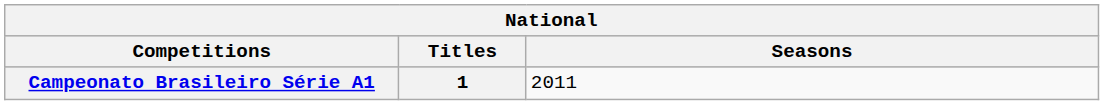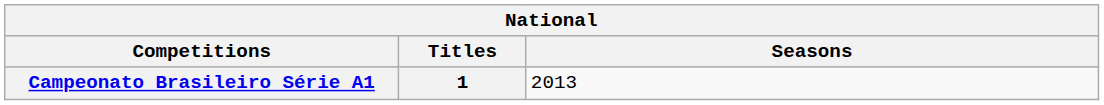(554, 83) 2011 -> (554, 83) 2013
